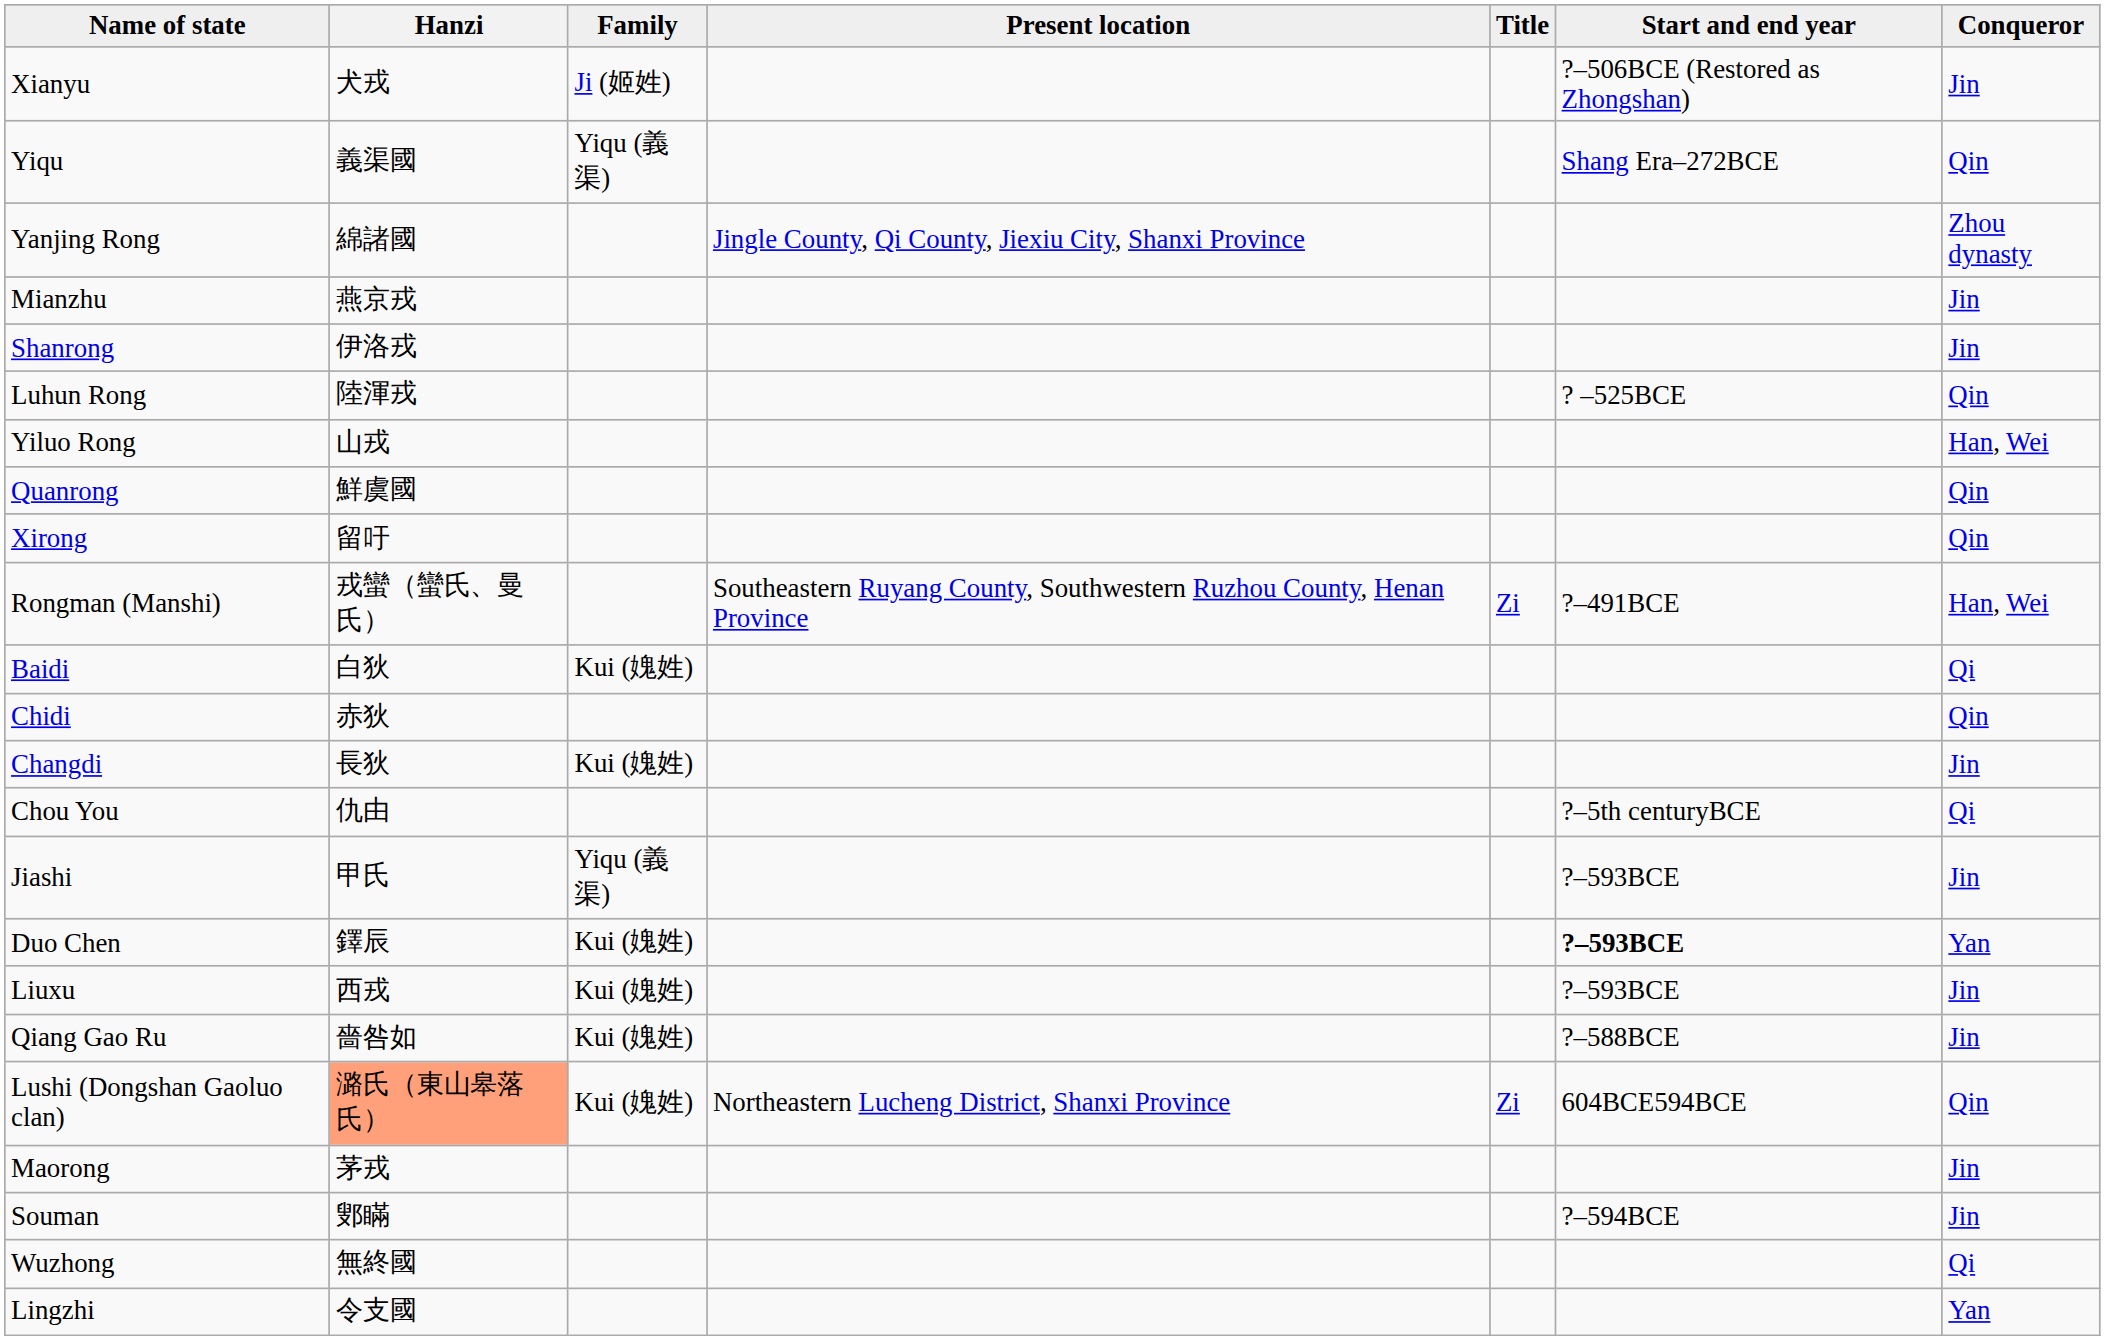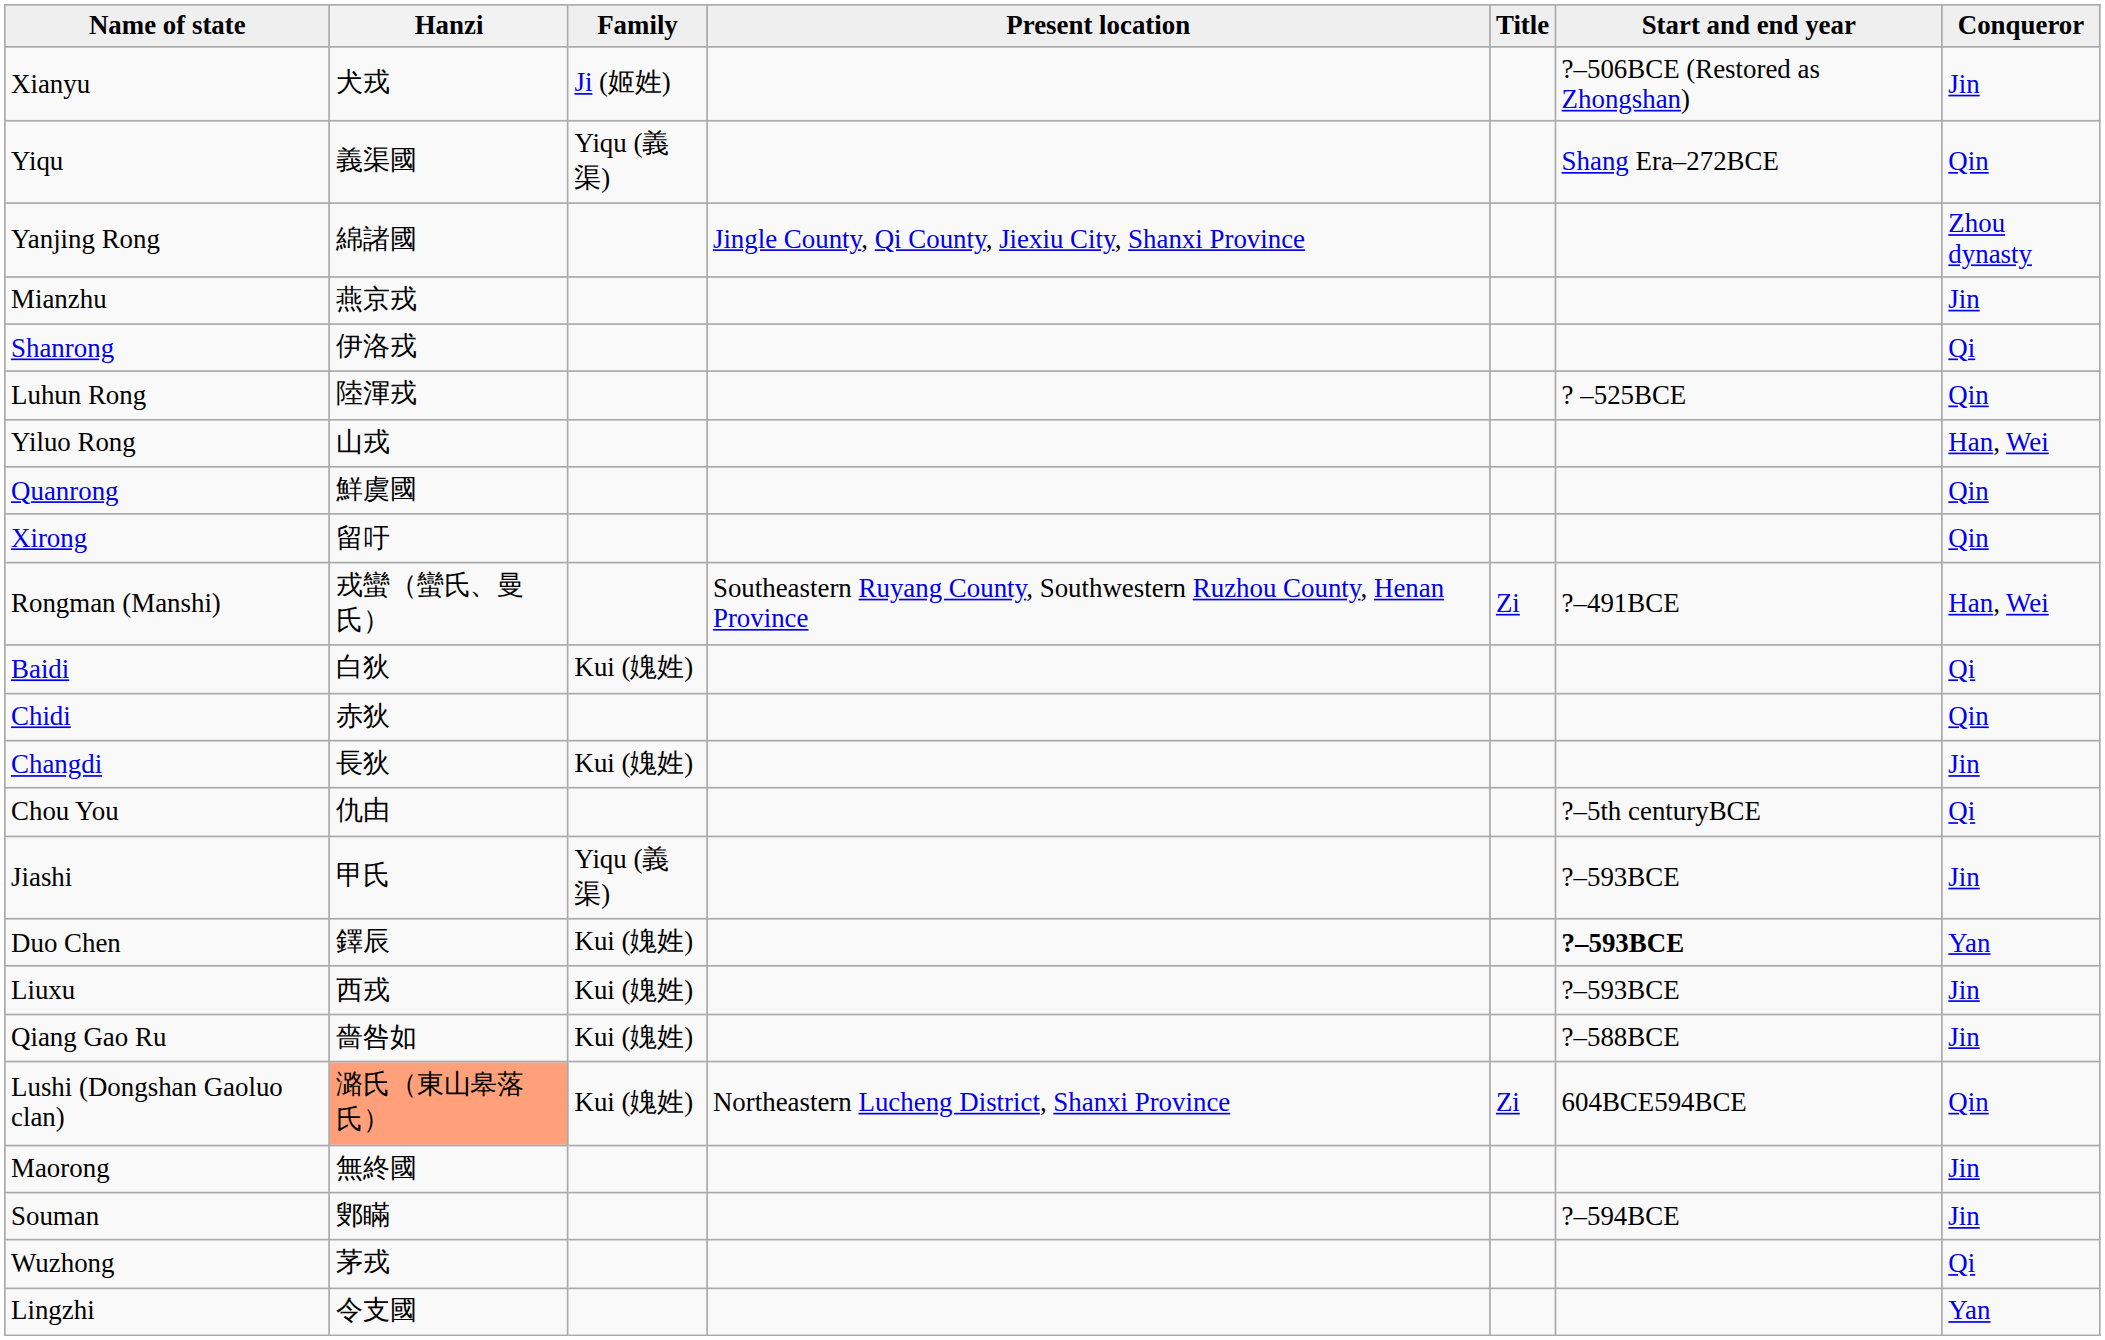(1964, 347) Jin -> (1962, 347) Qi
(363, 1167) 茅戎 -> (376, 1167) 無終國
(376, 1262) 無終國 -> (363, 1262) 茅戎
